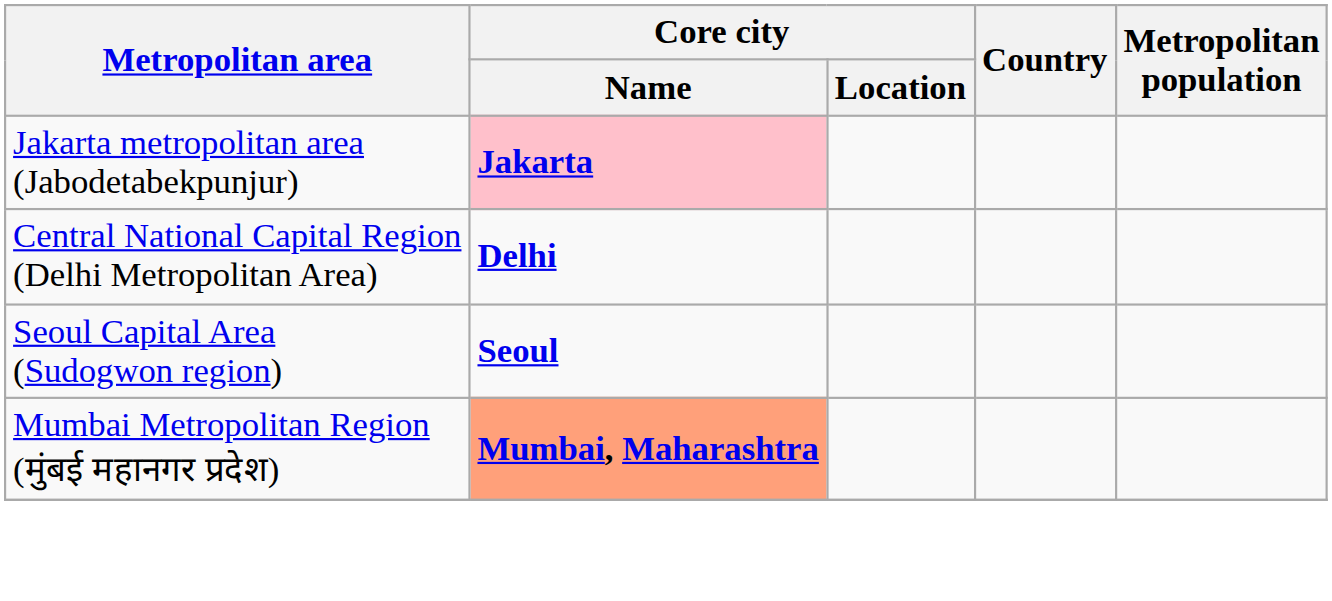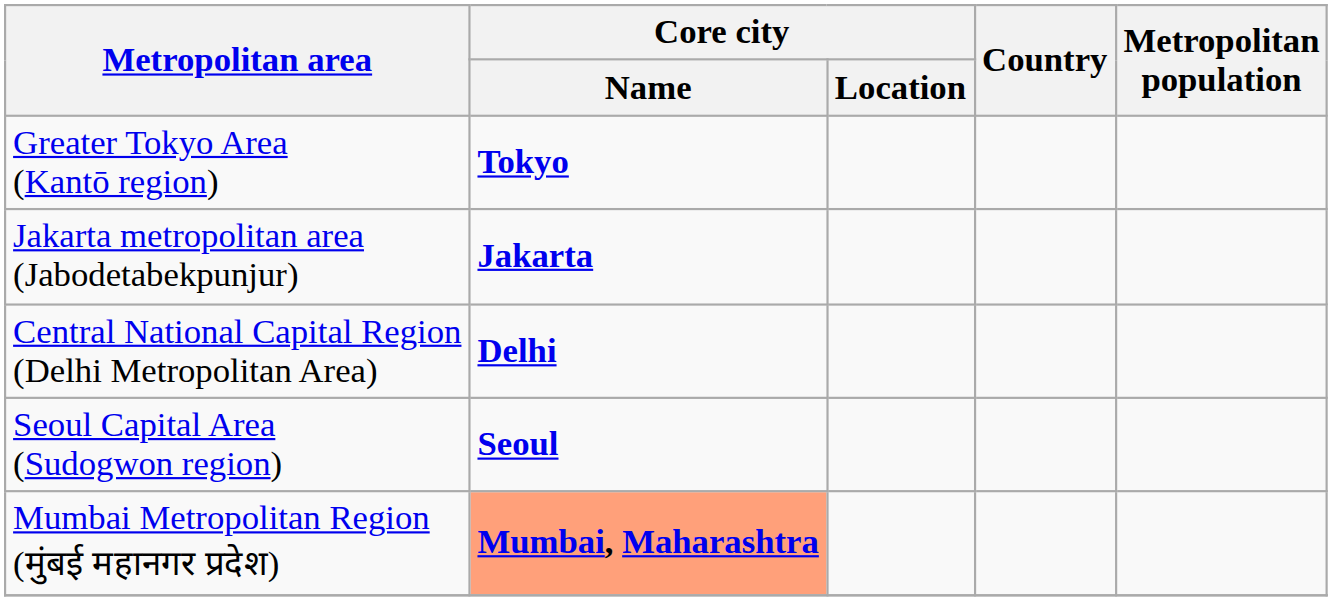+ row: (150, 161)
(535, 161) pink background -> (535, 255) no background
